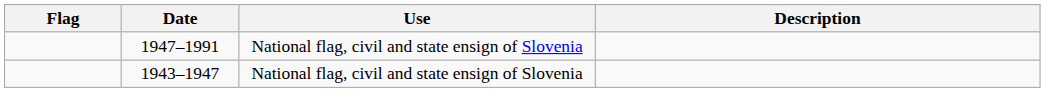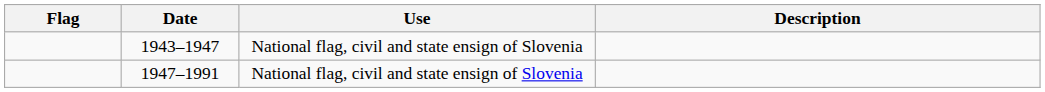rows swapped: (180, 45) <-> (180, 73)
